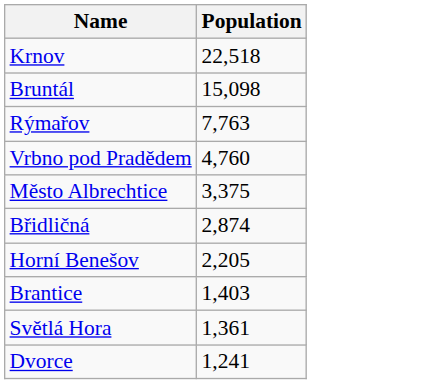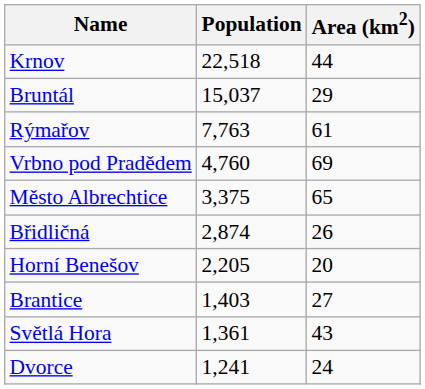+ column: (363, 24)
(231, 89) 15,098 -> (231, 95) 15,037
